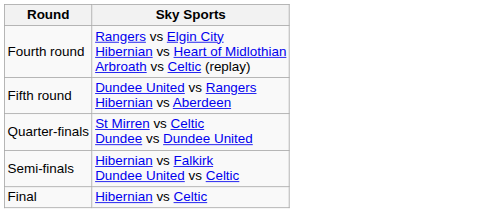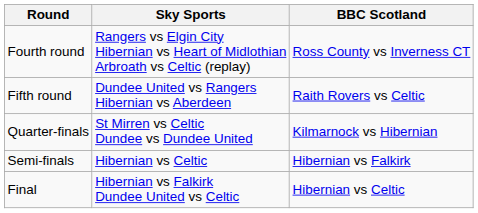+ column: (381, 15)
(167, 168) Hibernian vs Falkirk Dundee United vs Celtic -> (151, 160) Hibernian vs Celtic
(151, 197) Hibernian vs Celtic -> (167, 189) Hibernian vs Falkirk Dundee United vs Celtic
